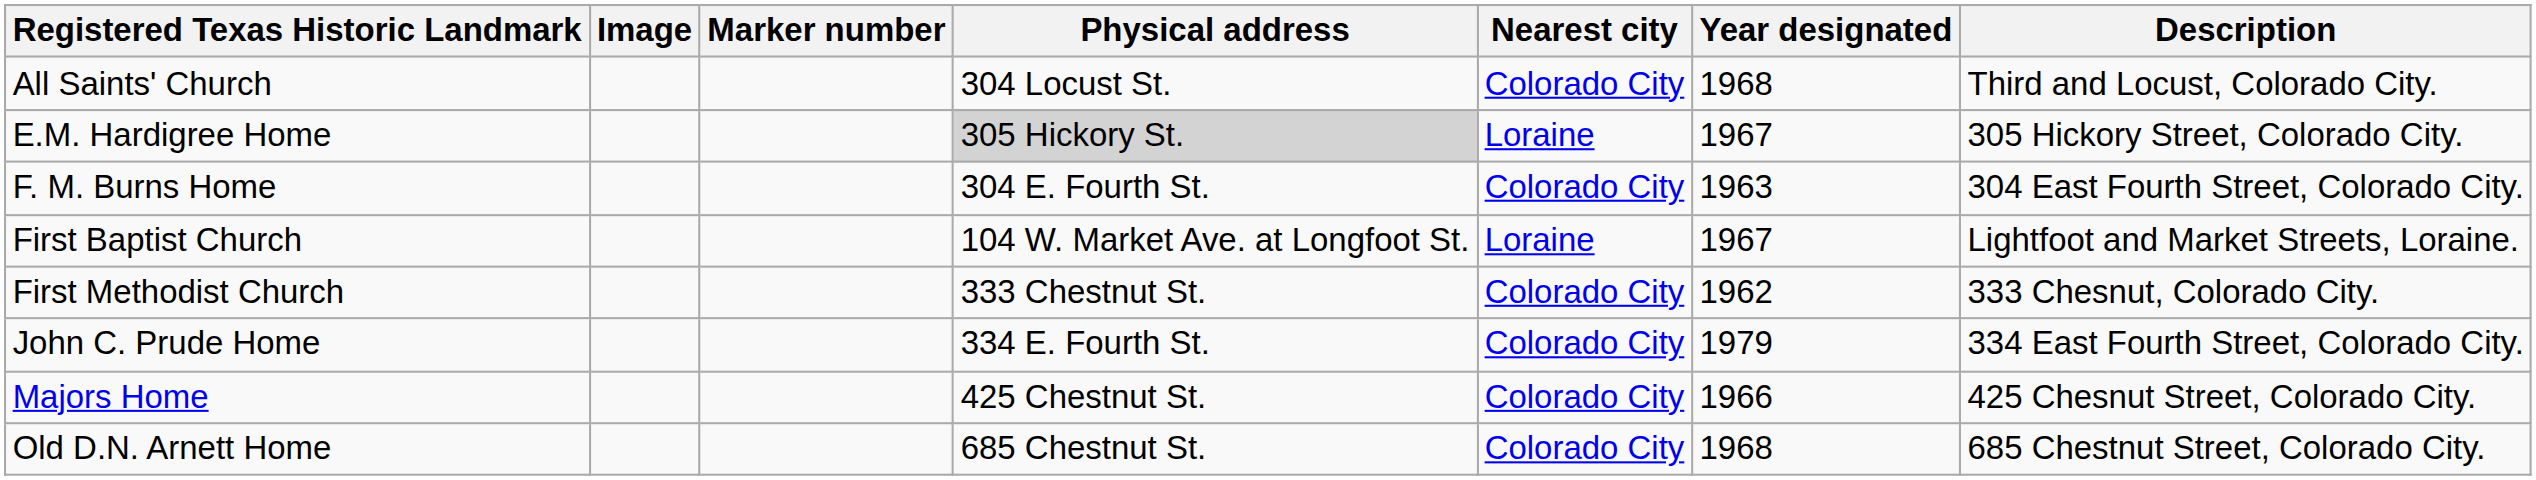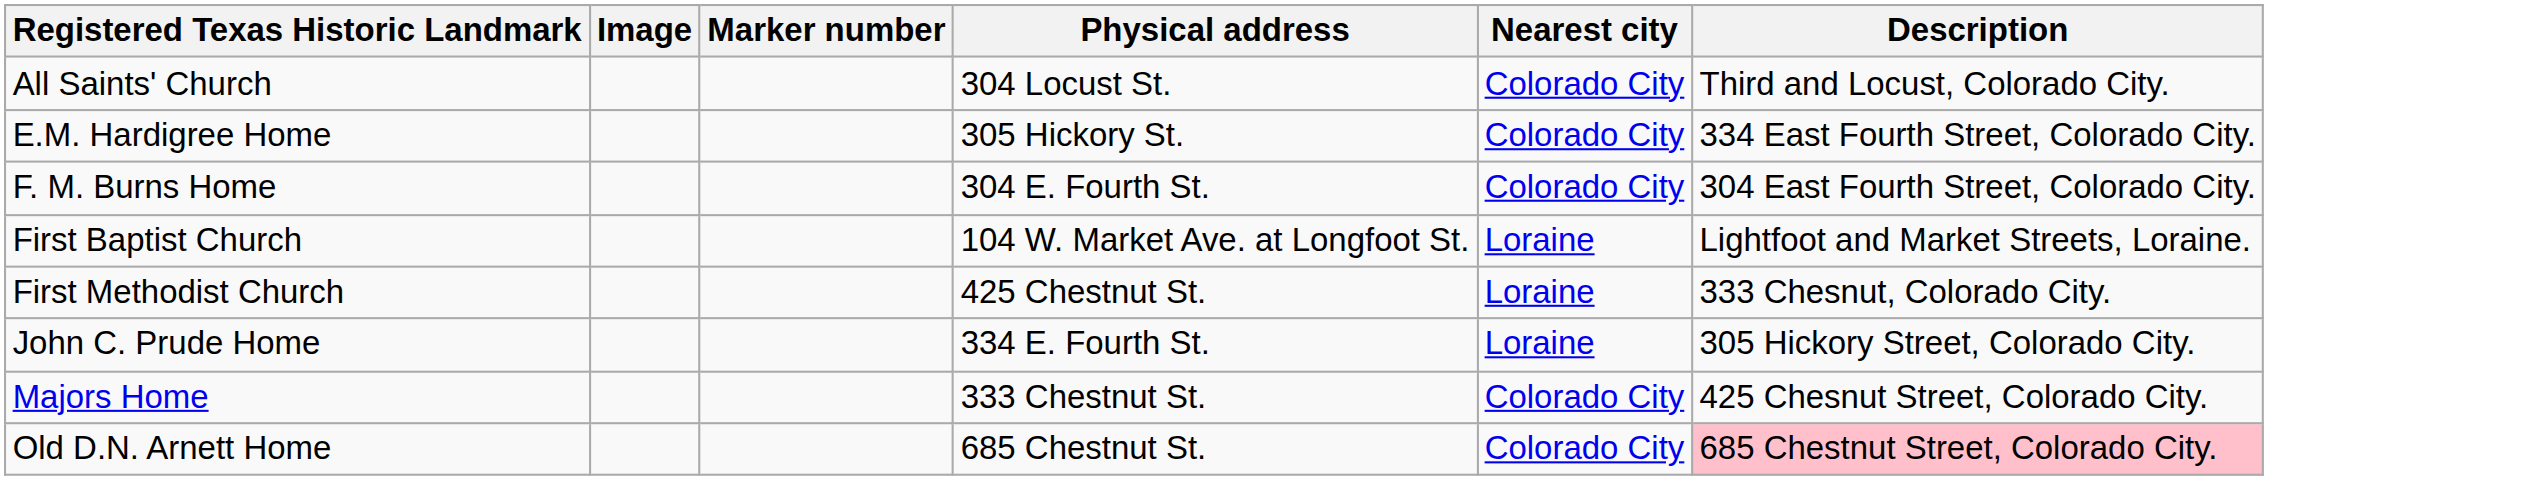- column: (1826, 30)
(1072, 135) lightgrey background -> (1072, 135) no background
(1540, 135) Loraine -> (1584, 135) Colorado City
(2215, 135) 305 Hickory Street, Colorado City. -> (1978, 135) 334 East Fourth Street, Colorado City.
(1083, 291) 333 Chestnut St. -> (1083, 291) 425 Chestnut St.
(1584, 291) Colorado City -> (1540, 291) Loraine
(1584, 344) Colorado City -> (1540, 344) Loraine
(2246, 344) 334 East Fourth Street, Colorado City. -> (1947, 344) 305 Hickory Street, Colorado City.
(1083, 396) 425 Chestnut St. -> (1083, 396) 333 Chestnut St.
(2226, 448) no background -> (1958, 448) pink background
